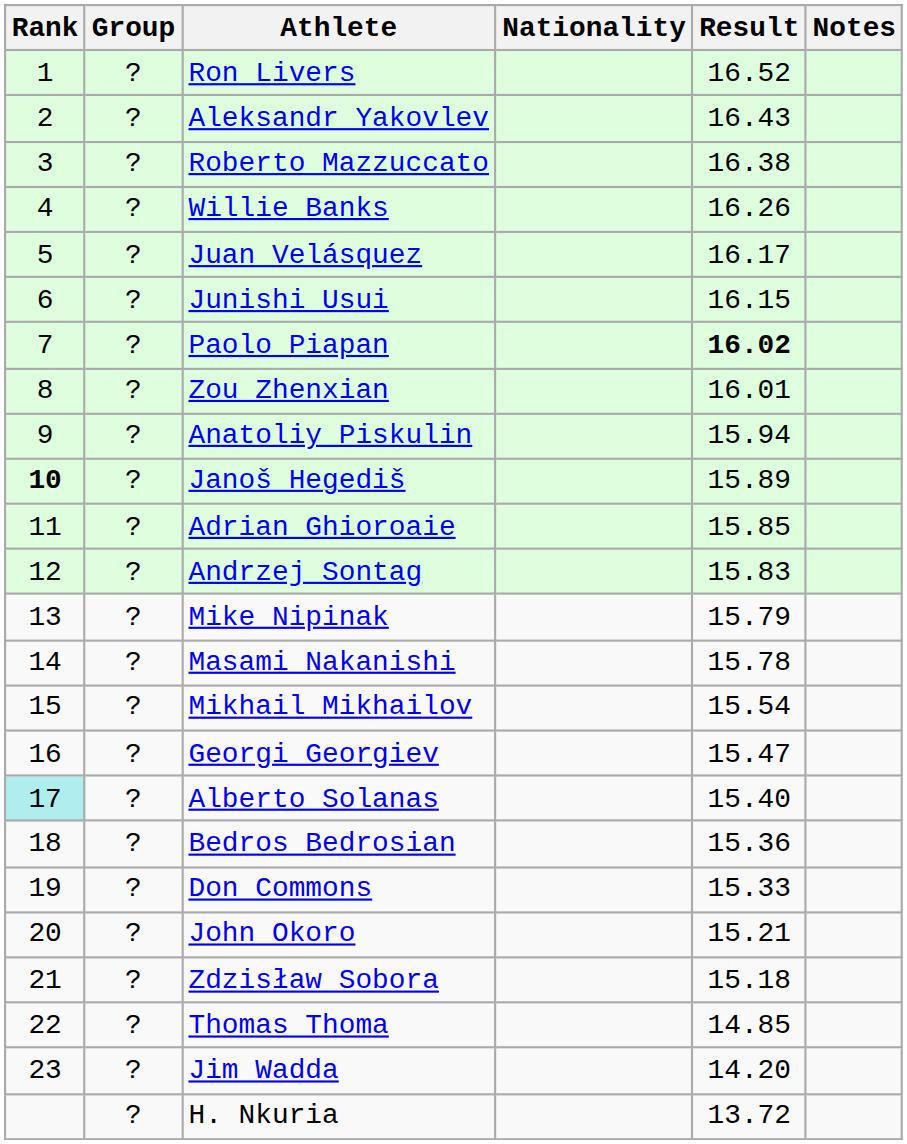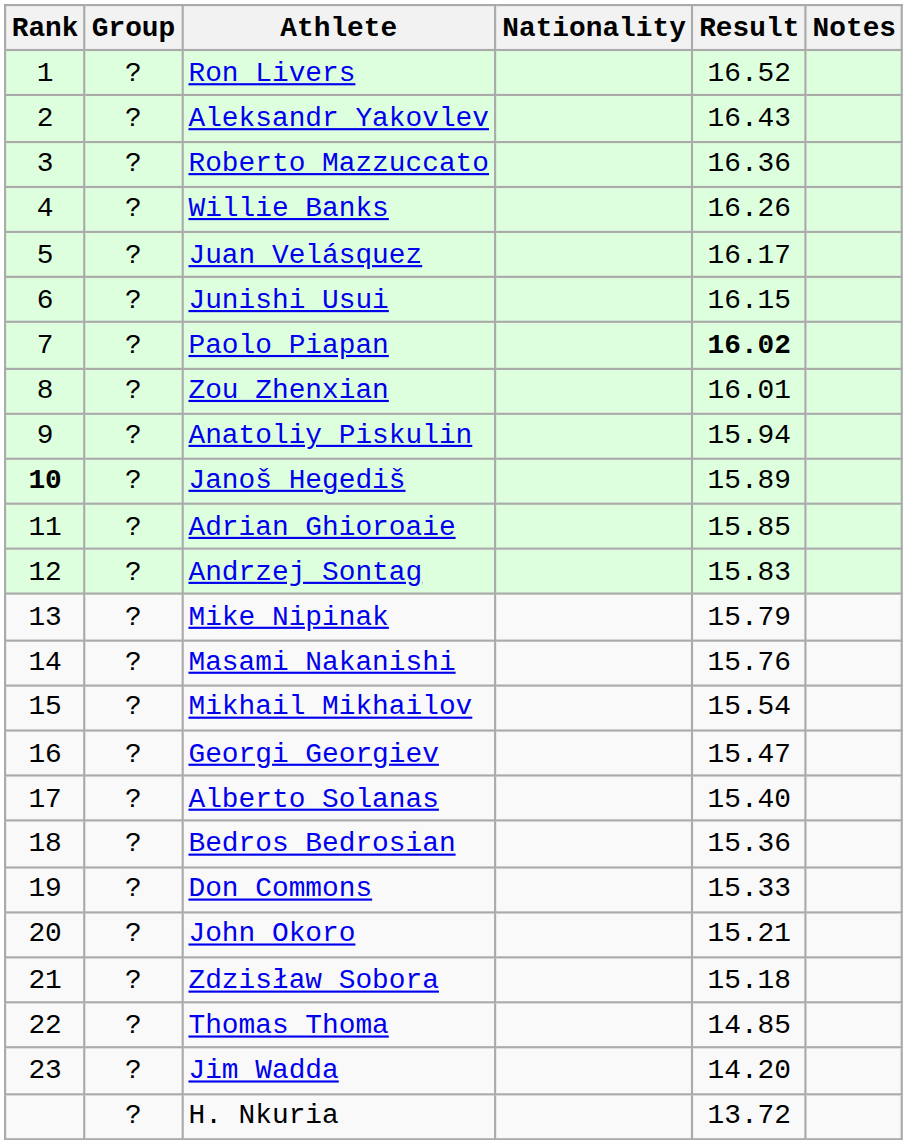(749, 164) 16.38 -> (749, 164) 16.36
(749, 663) 15.78 -> (749, 663) 15.76
(45, 799) paleturquoise background -> (45, 799) no background
